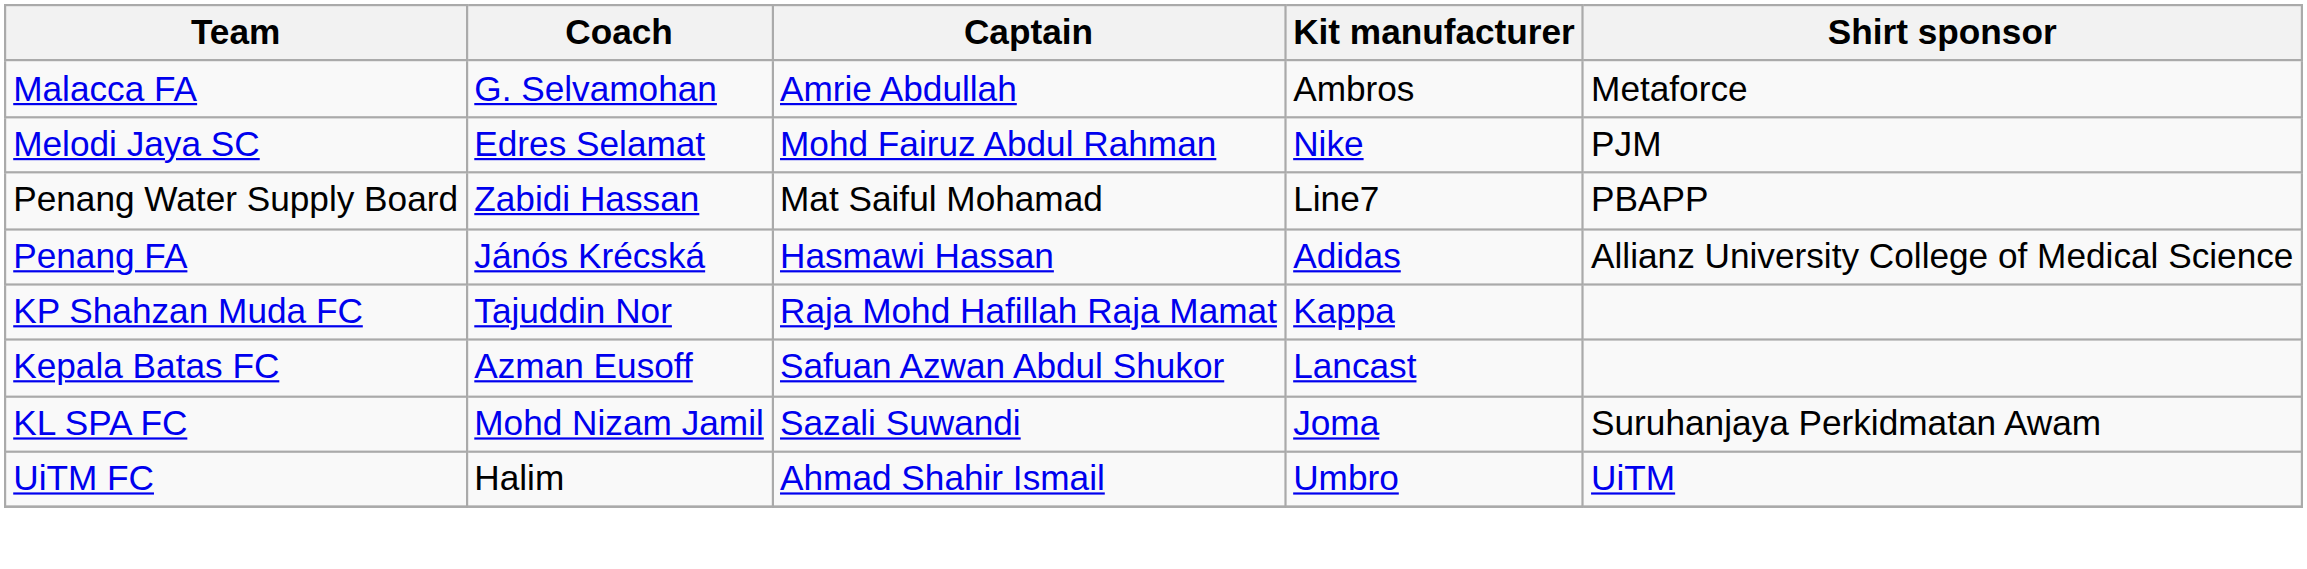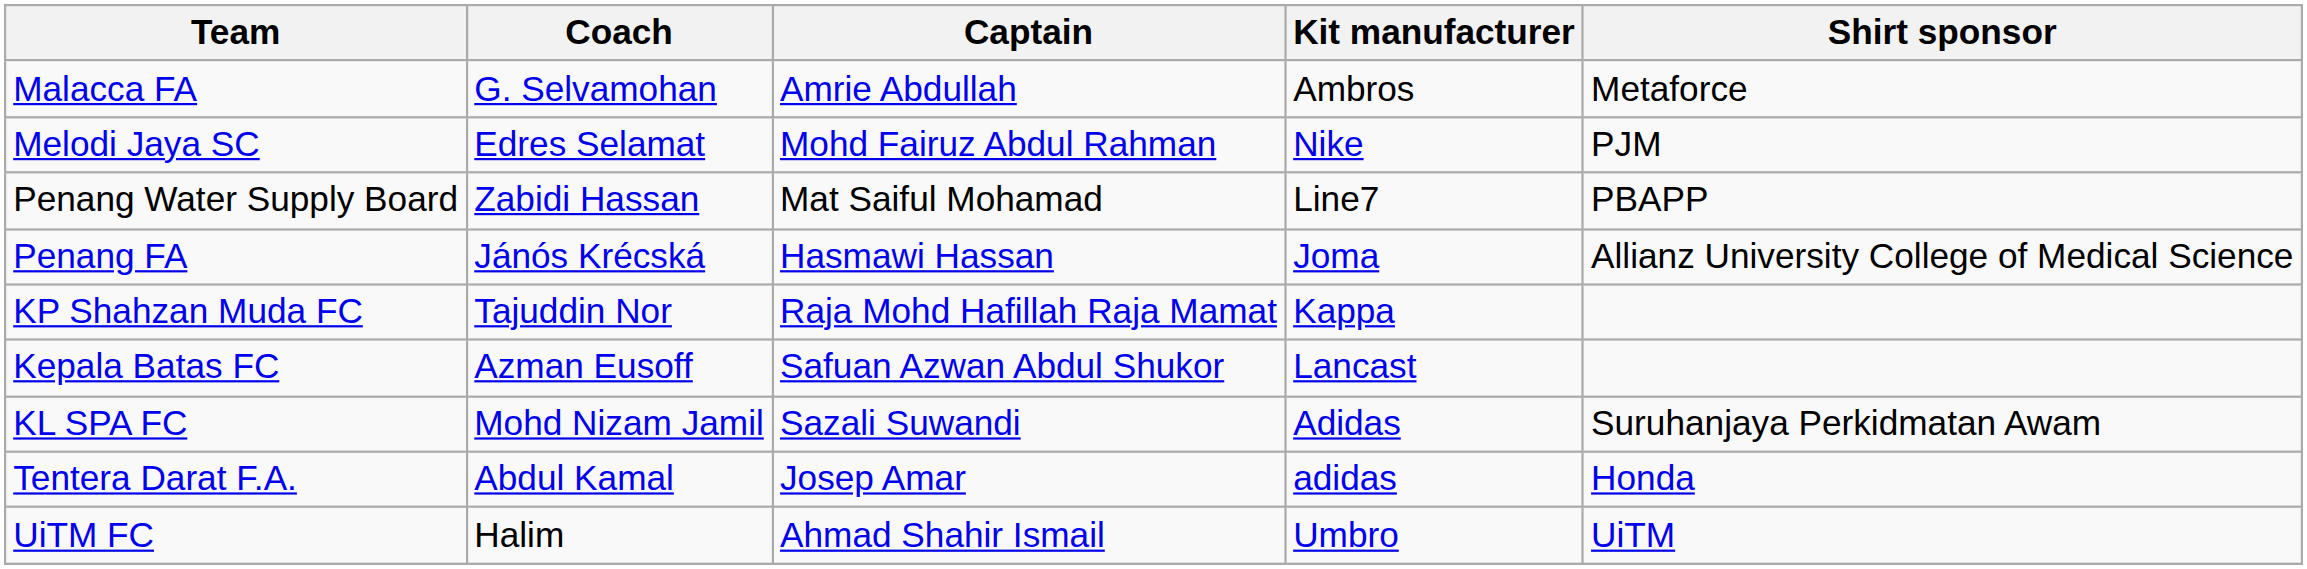(1347, 255) Adidas -> (1336, 255) Joma
(1336, 423) Joma -> (1347, 423) Adidas
+ row: (155, 479)
